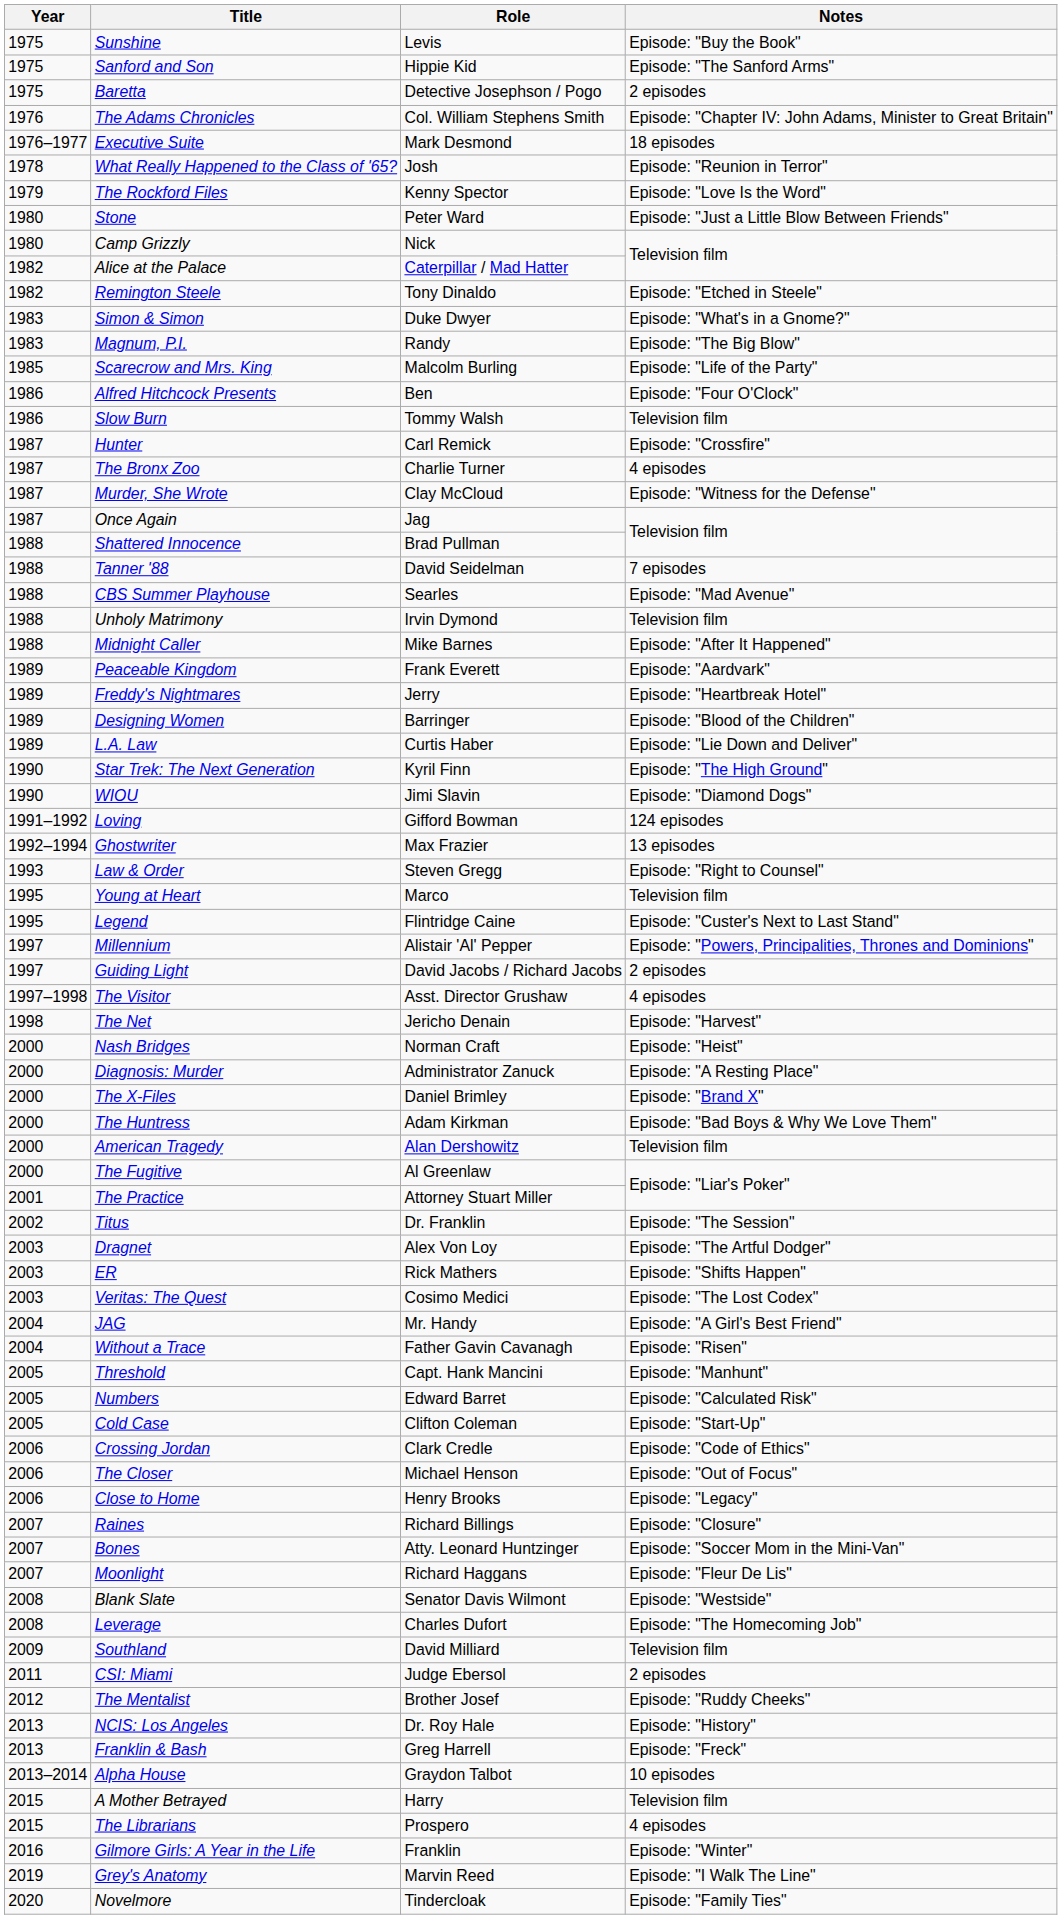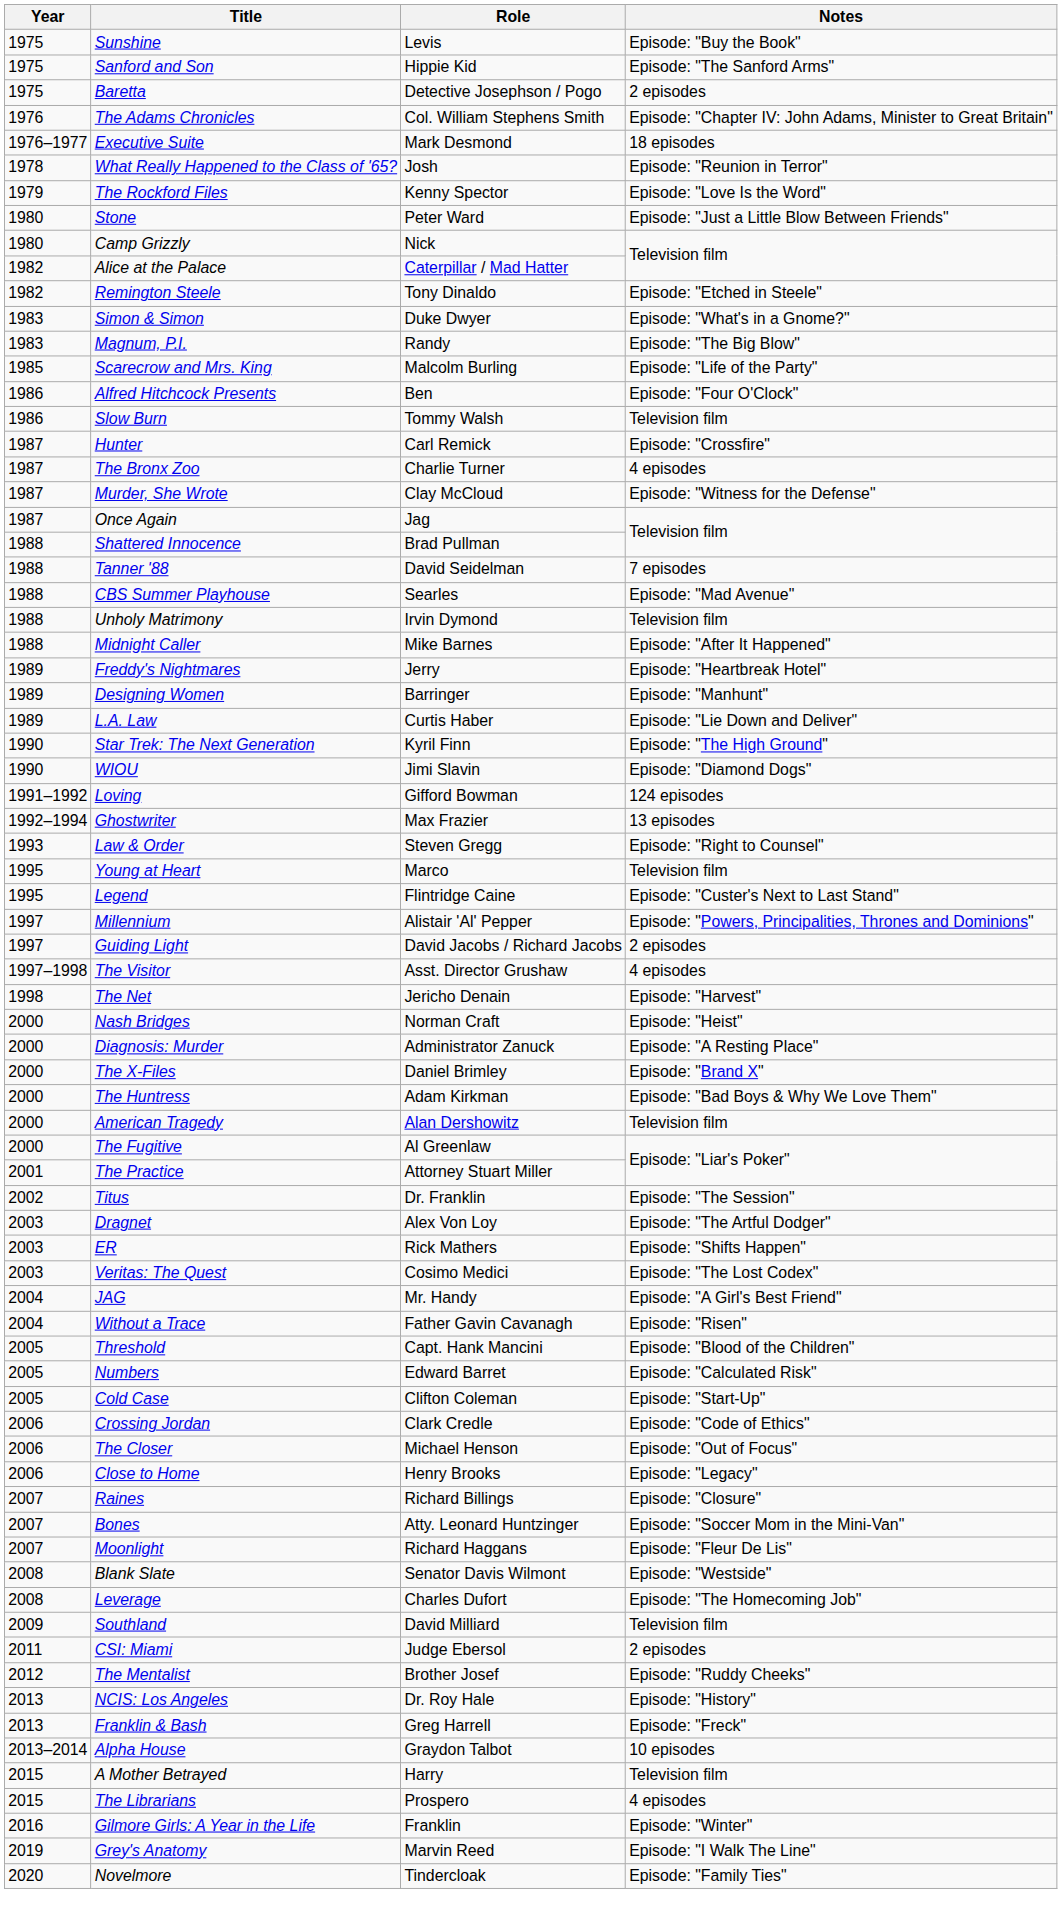- row: (166, 670)
(742, 720) Episode: "Blood of the Children" -> (699, 695) Episode: "Manhunt"
(699, 1373) Episode: "Manhunt" -> (742, 1348) Episode: "Blood of the Children"
